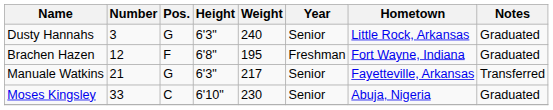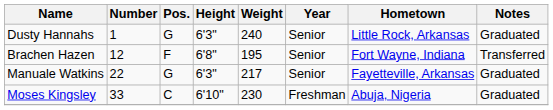(113, 34) 3 -> (113, 34) 1
(317, 54) Freshman -> (307, 54) Senior
(510, 54) Graduated -> (513, 54) Transferred
(117, 74) 21 -> (117, 74) 22
(513, 74) Transferred -> (510, 74) Graduated
(307, 94) Senior -> (317, 94) Freshman
